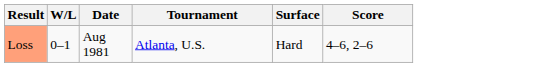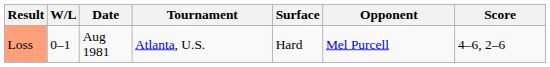+ column: (389, 15)
